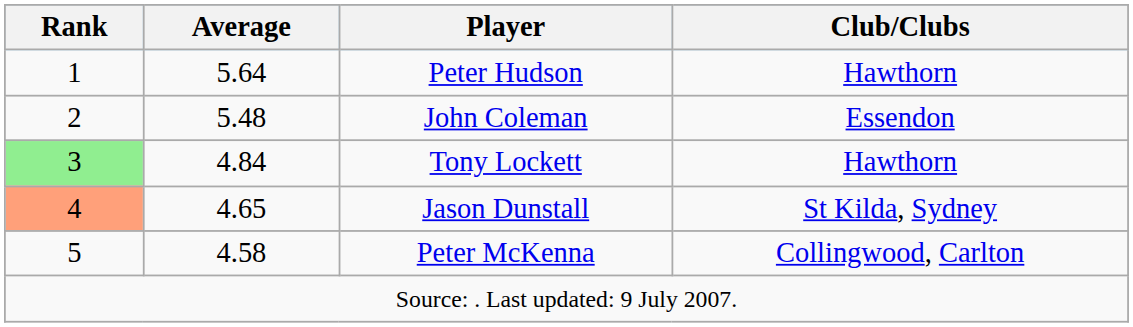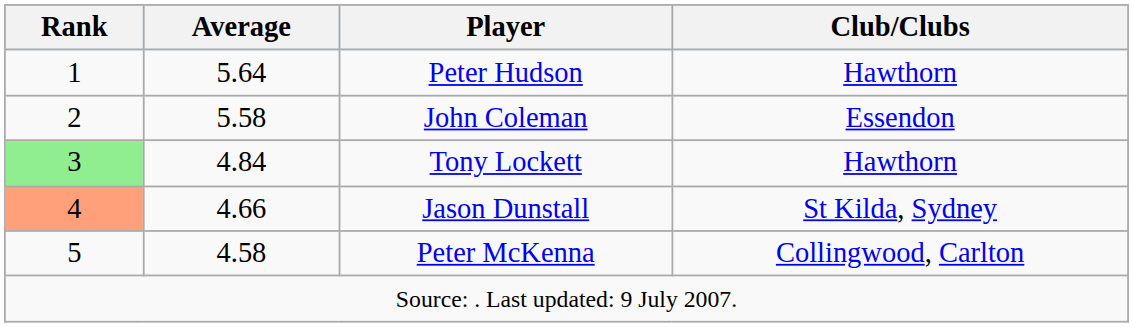(241, 117) 5.48 -> (241, 117) 5.58
(241, 207) 4.65 -> (241, 207) 4.66
